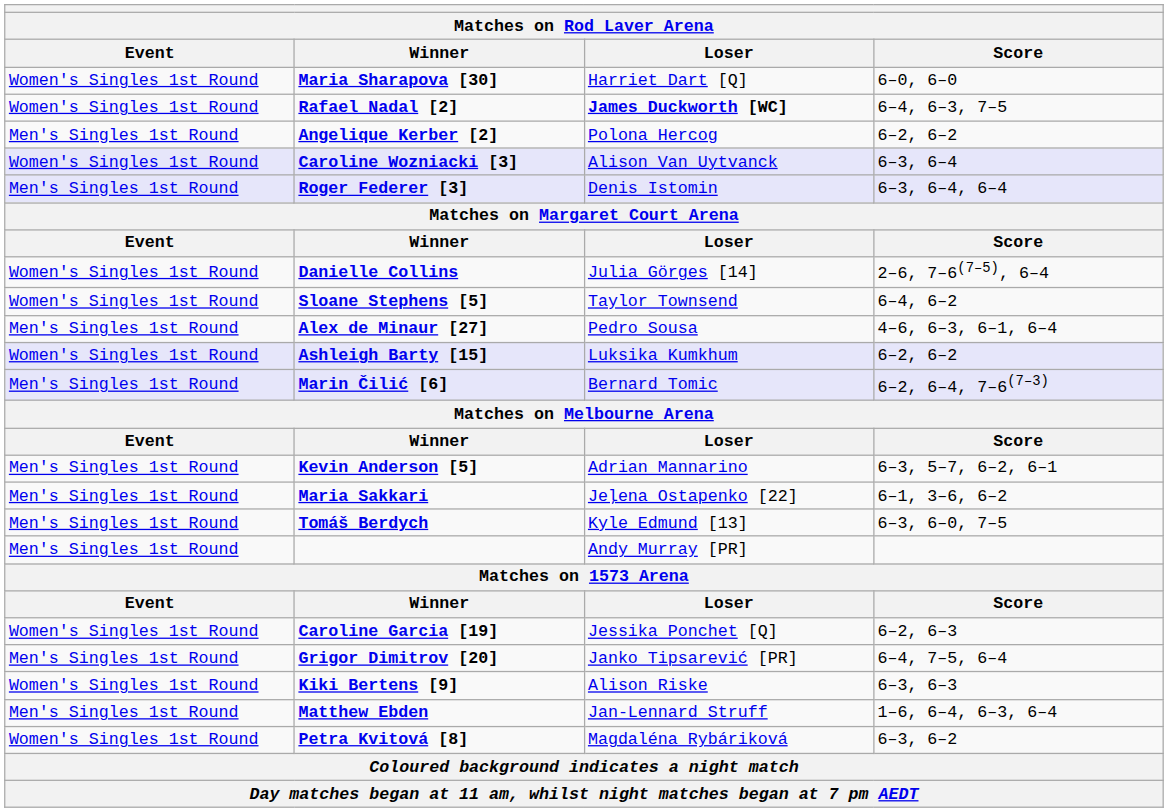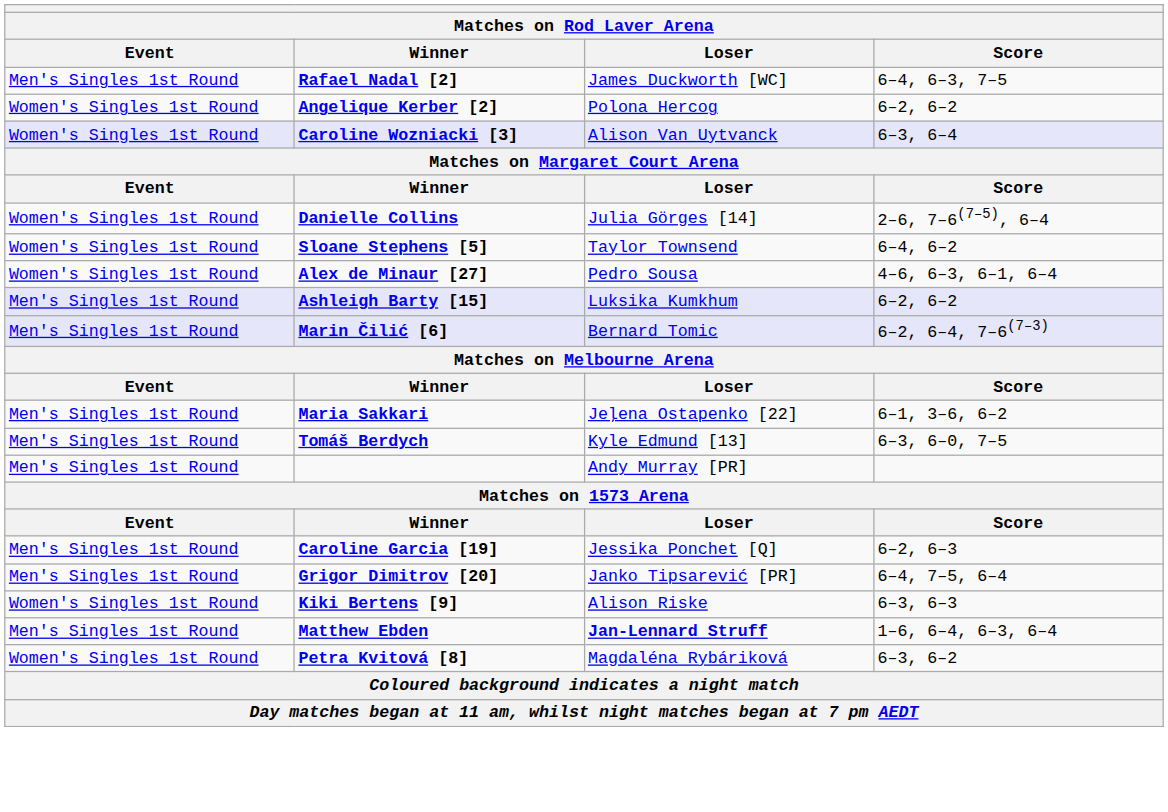- row: (398, 80)
(134, 107) Women's Singles 1st Round -> (124, 80) Men's Singles 1st Round
(688, 107) bold -> (688, 80) normal
(124, 135) Men's Singles 1st Round -> (134, 107) Women's Singles 1st Round
- row: (383, 189)
(124, 329) Men's Singles 1st Round -> (134, 274) Women's Singles 1st Round
(134, 356) Women's Singles 1st Round -> (124, 302) Men's Singles 1st Round
- row: (388, 469)
(134, 631) Women's Singles 1st Round -> (124, 550) Men's Singles 1st Round
(678, 713) normal -> (678, 631) bold
